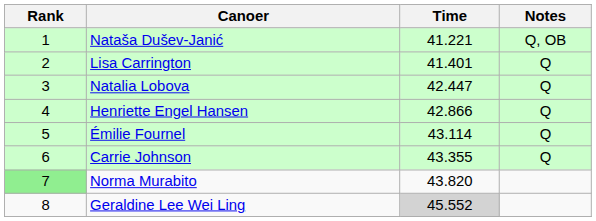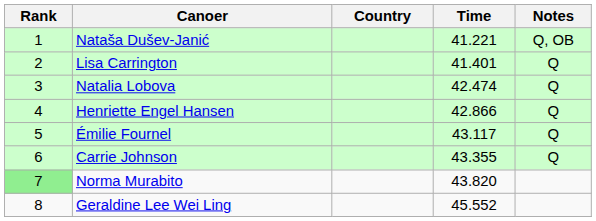+ column: (383, 16)
(450, 87) 42.447 -> (474, 87) 42.474
(450, 134) 43.114 -> (474, 134) 43.117
(450, 205) lightgrey background -> (474, 205) no background
